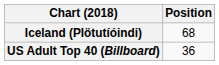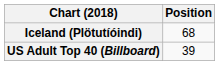(189, 51) 36 -> (189, 51) 39
